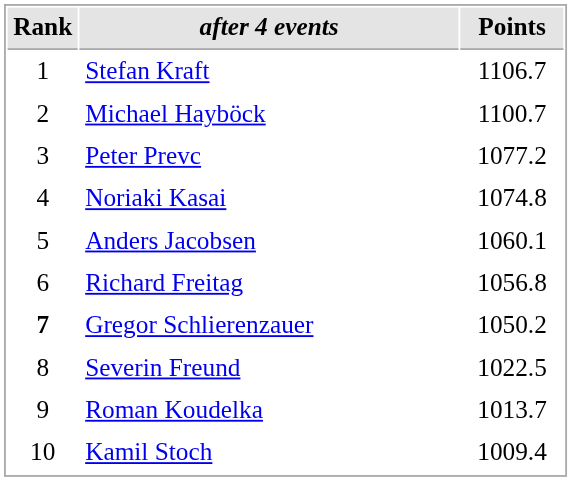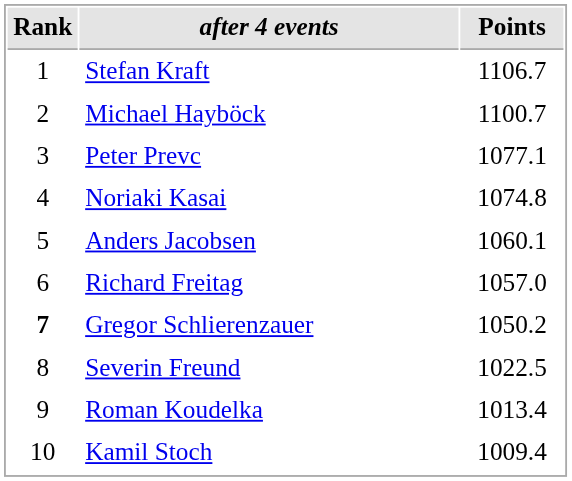(512, 156) 1077.2 -> (512, 156) 1077.1
(512, 283) 1056.8 -> (512, 283) 1057.0
(512, 410) 1013.7 -> (512, 410) 1013.4
